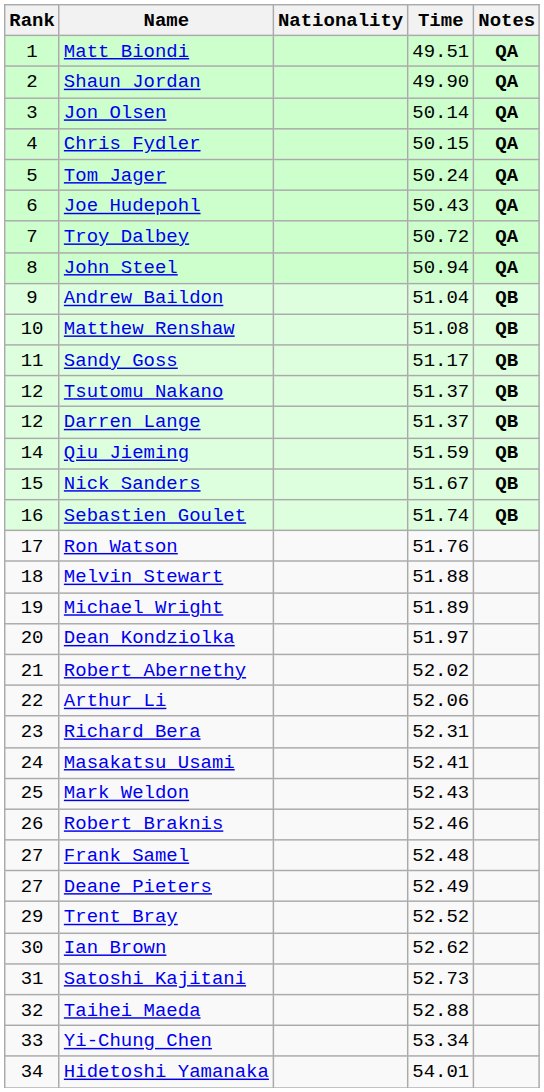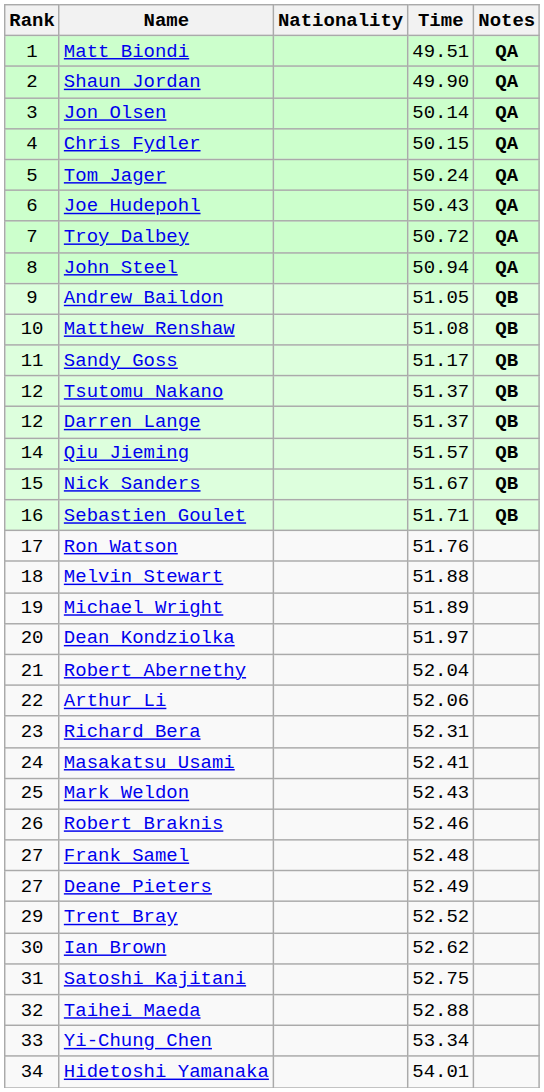(441, 299) 51.04 -> (441, 299) 51.05
(441, 453) 51.59 -> (441, 453) 51.57
(441, 515) 51.74 -> (441, 515) 51.71
(441, 670) 52.02 -> (441, 670) 52.04
(441, 979) 52.73 -> (441, 979) 52.75
